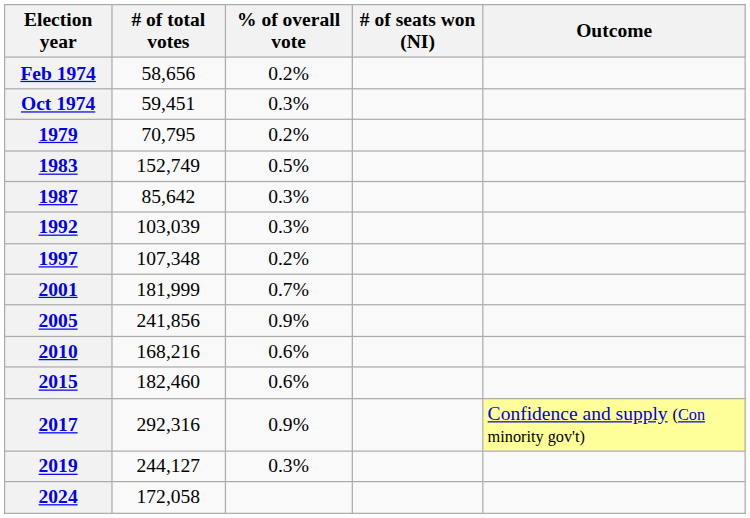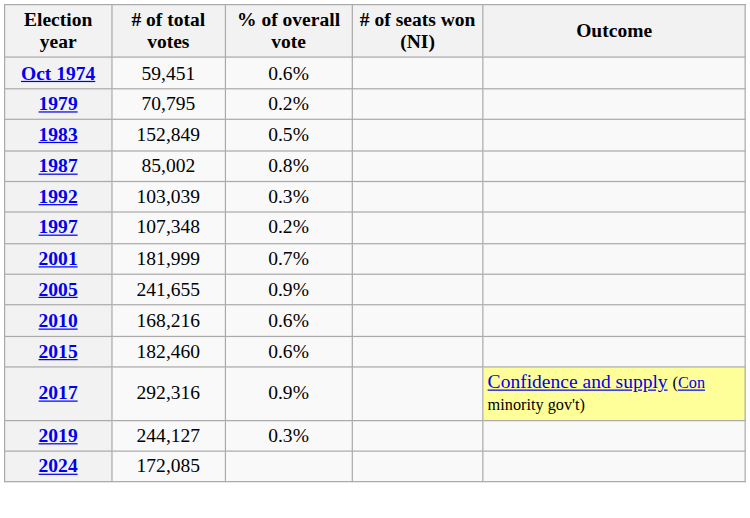- row: (58, 72)
(289, 103) 0.3% -> (289, 72) 0.6%
(168, 165) 152,749 -> (168, 134) 152,849
(168, 196) 85,642 -> (168, 165) 85,002
(289, 196) 0.3% -> (289, 165) 0.8%
(168, 320) 241,856 -> (168, 289) 241,655
(168, 497) 172,058 -> (168, 466) 172,085
